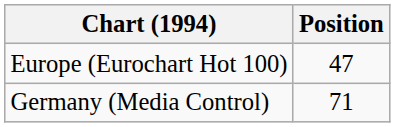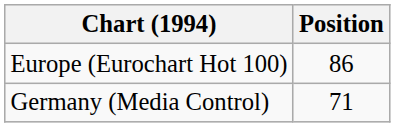(341, 63) 47 -> (341, 63) 86
